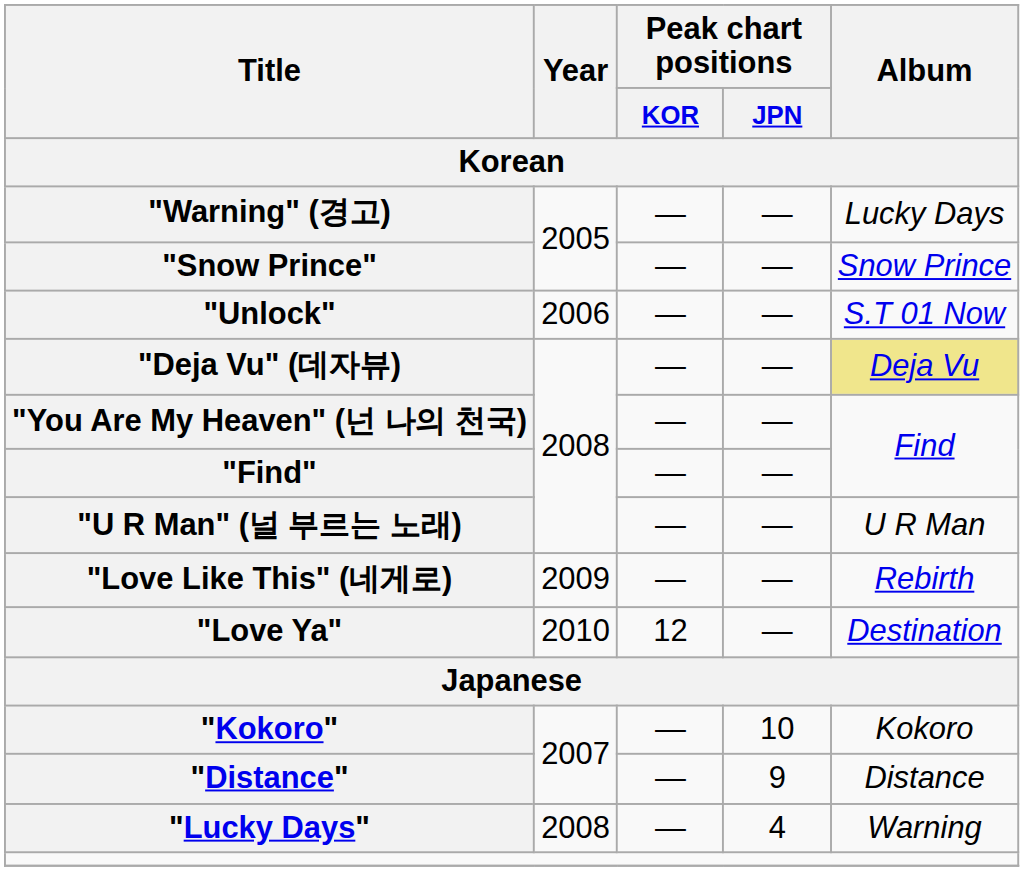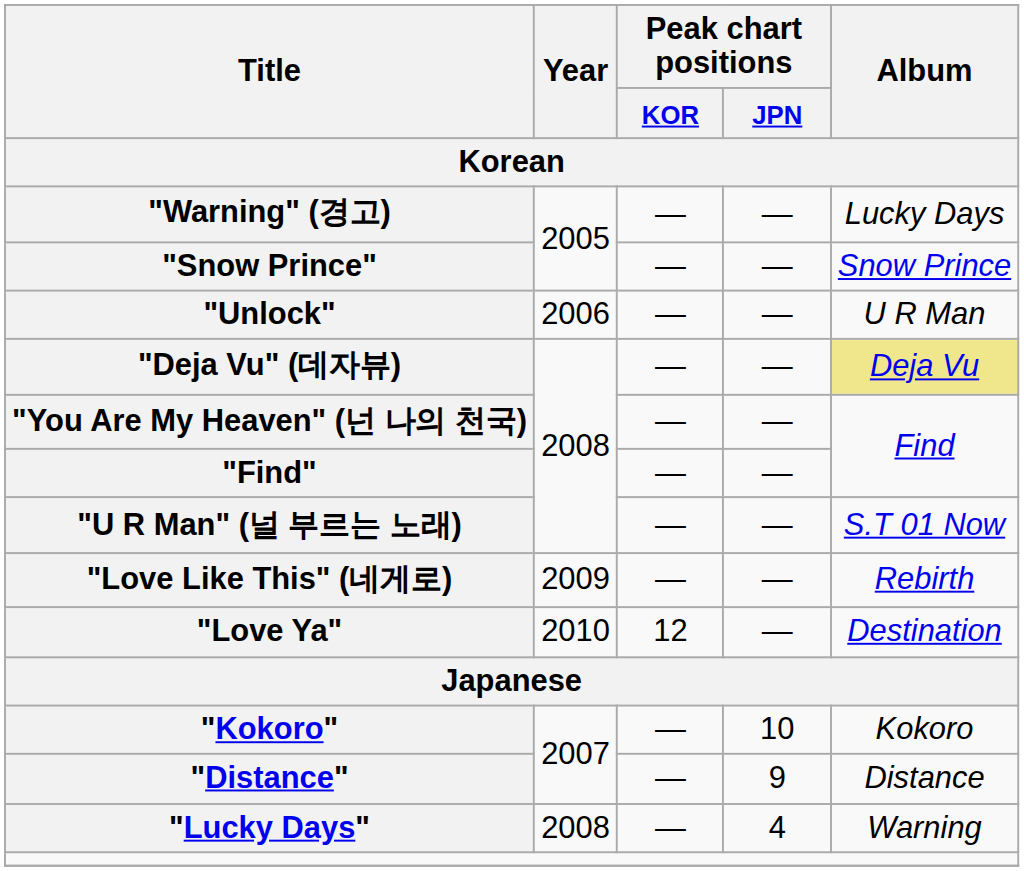(925, 314) S.T 01 Now -> (925, 314) U R Man
(925, 524) U R Man -> (925, 524) S.T 01 Now
